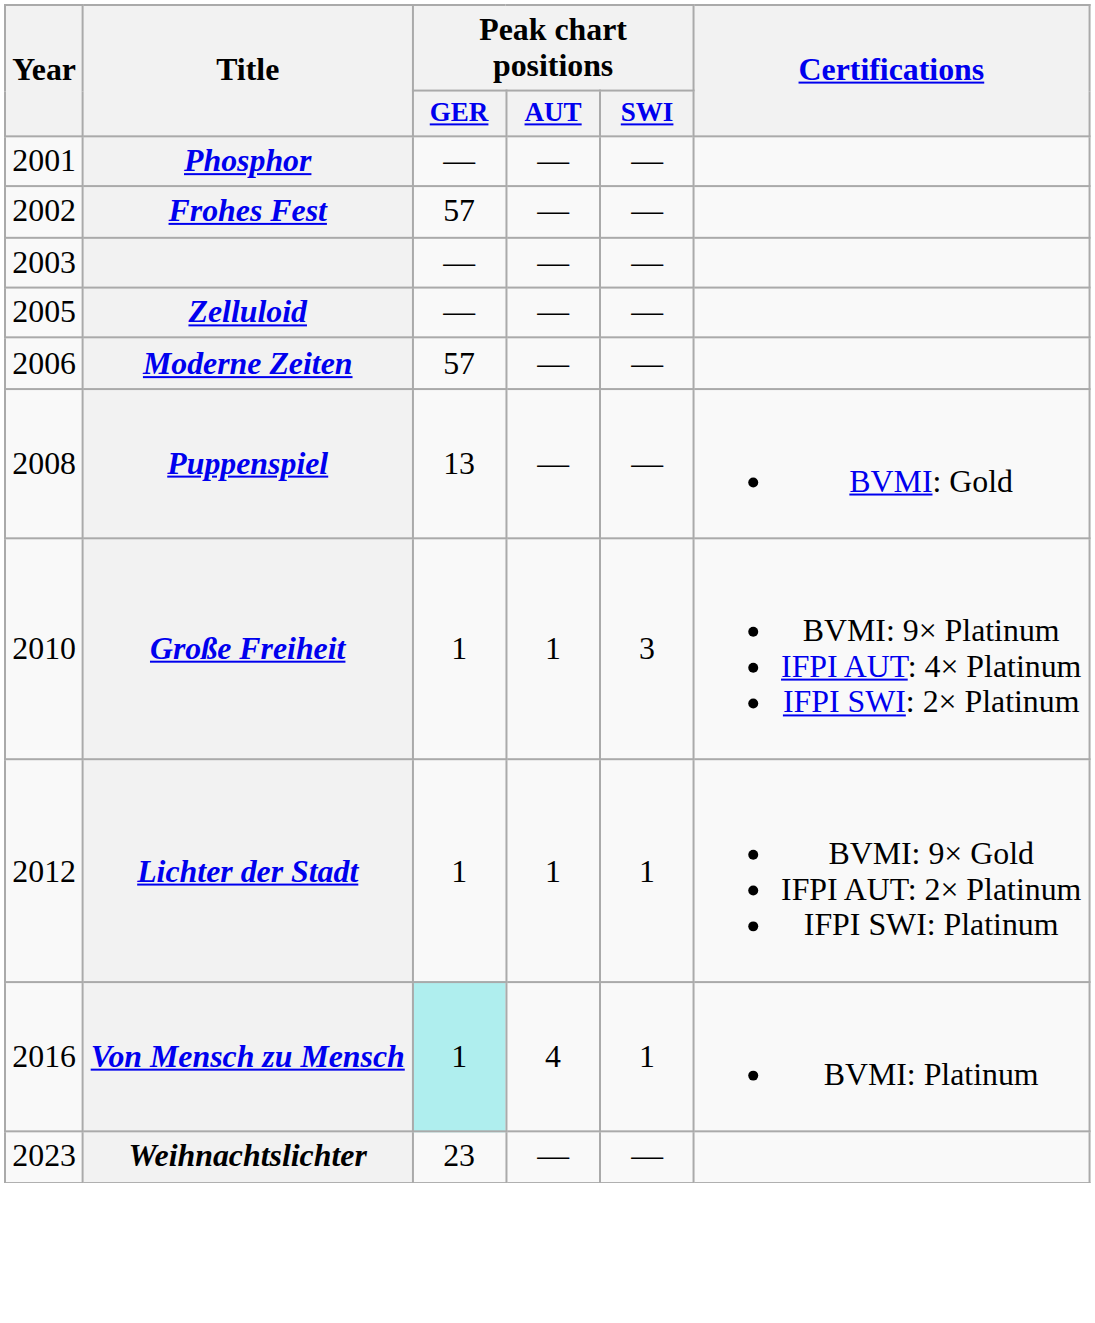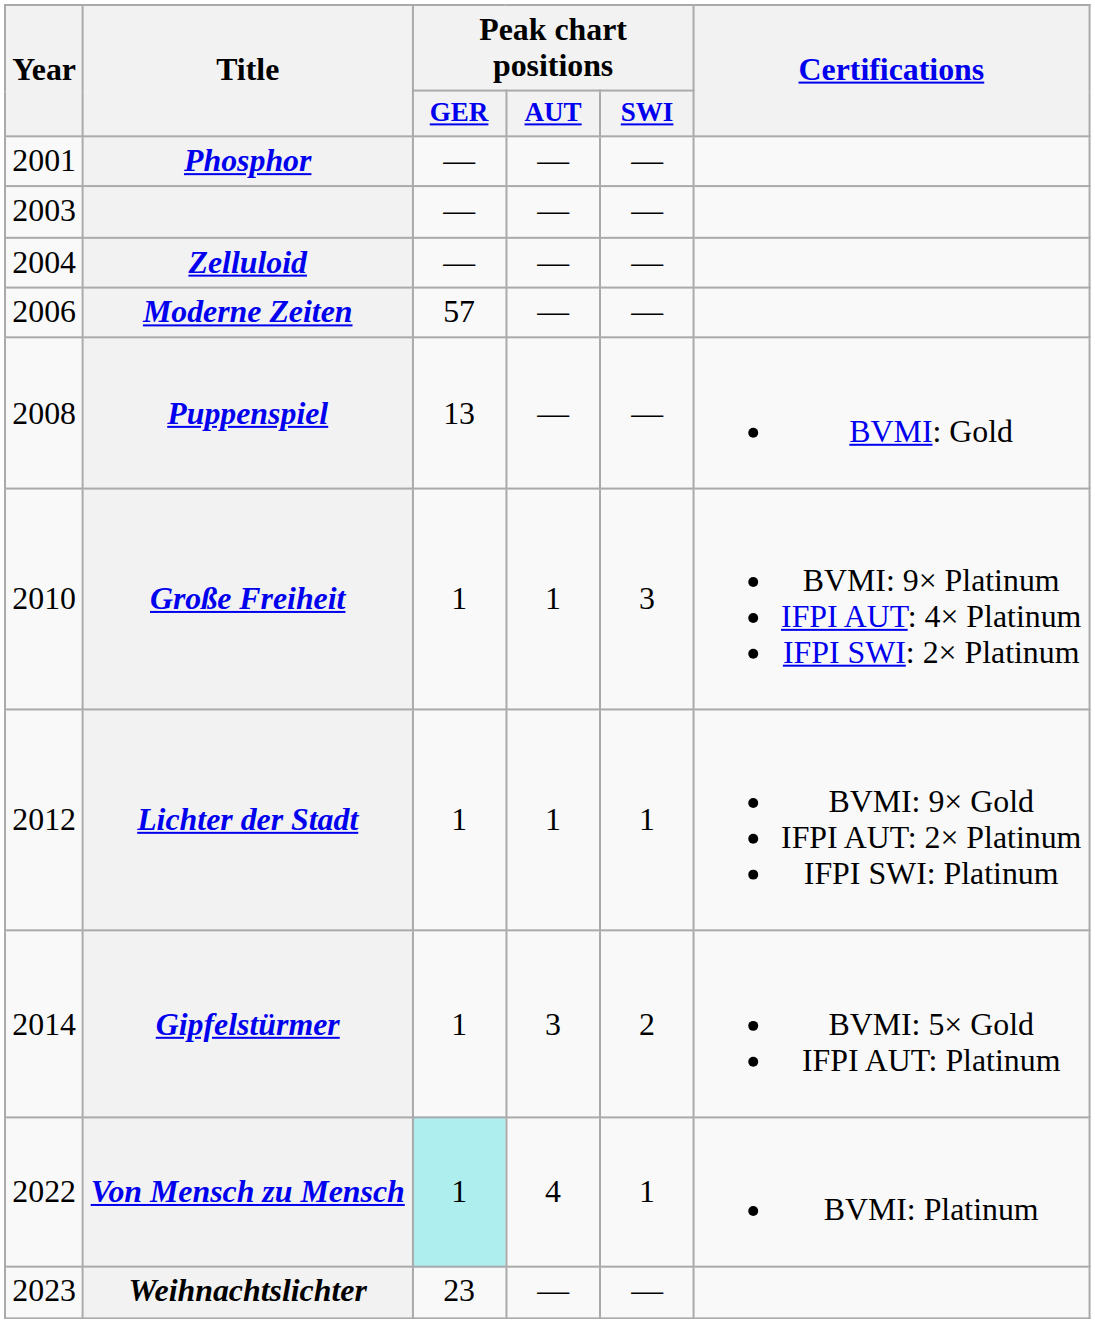- row: (248, 211)
(44, 312) 2005 -> (44, 261) 2004
+ row: (248, 1023)
(44, 1056) 2016 -> (44, 1191) 2022
